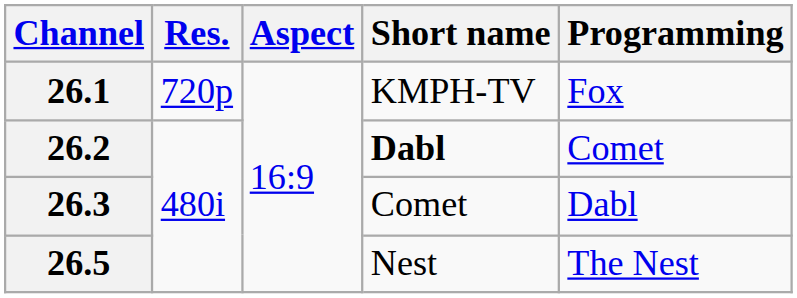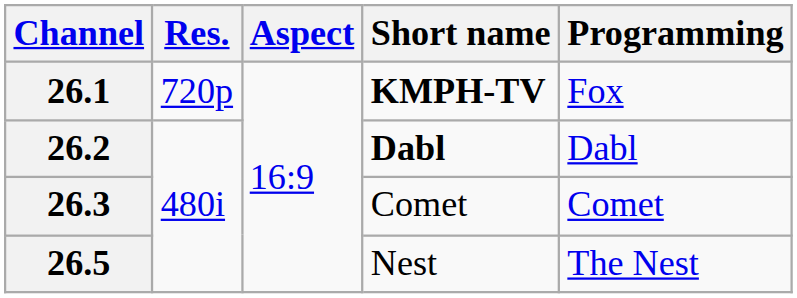(453, 90) normal -> (458, 90) bold
(616, 147) Comet -> (602, 147) Dabl
(602, 205) Dabl -> (616, 205) Comet
